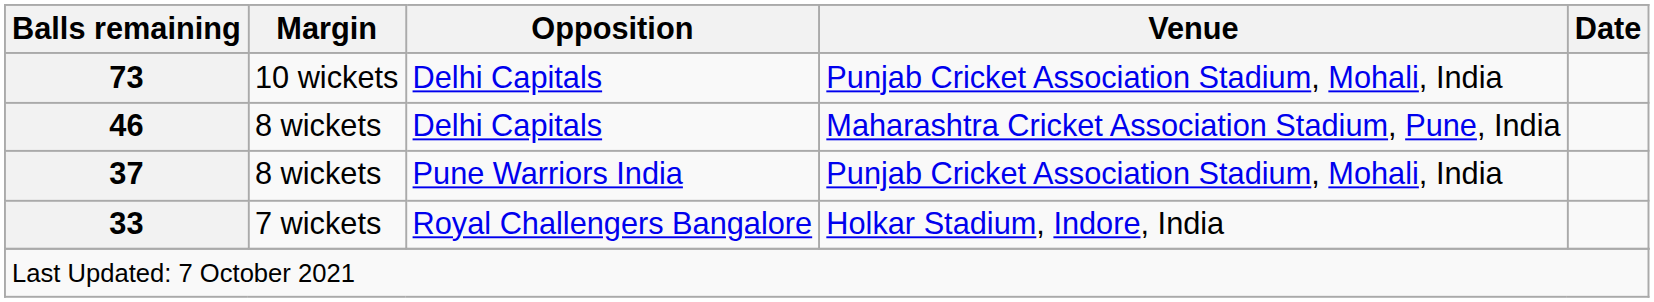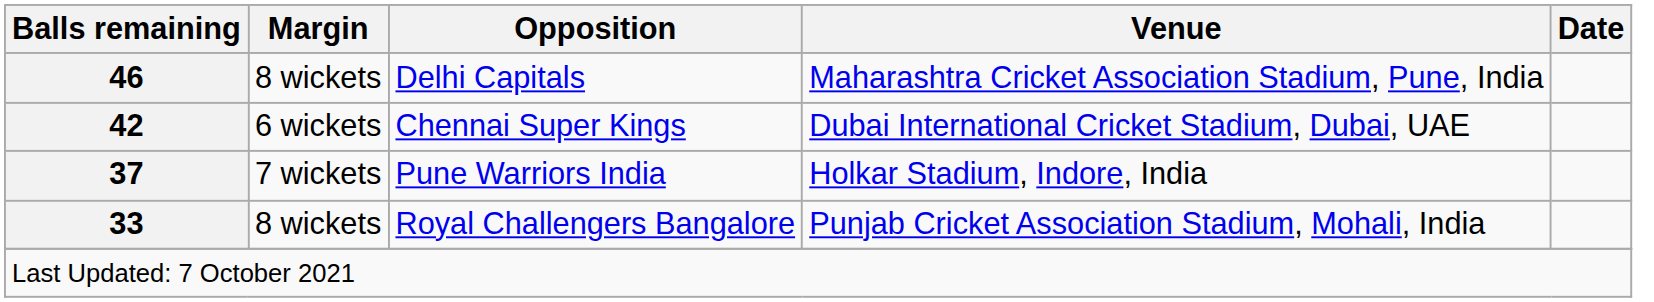- row: (126, 77)
+ row: (126, 126)
(318, 175) 8 wickets -> (318, 175) 7 wickets
(1164, 175) Punjab Cricket Association Stadium, Mohali, India -> (1008, 175) Holkar Stadium, Indore, India
(318, 223) 7 wickets -> (318, 223) 8 wickets
(1025, 223) Holkar Stadium, Indore, India -> (1147, 223) Punjab Cricket Association Stadium, Mohali, India
